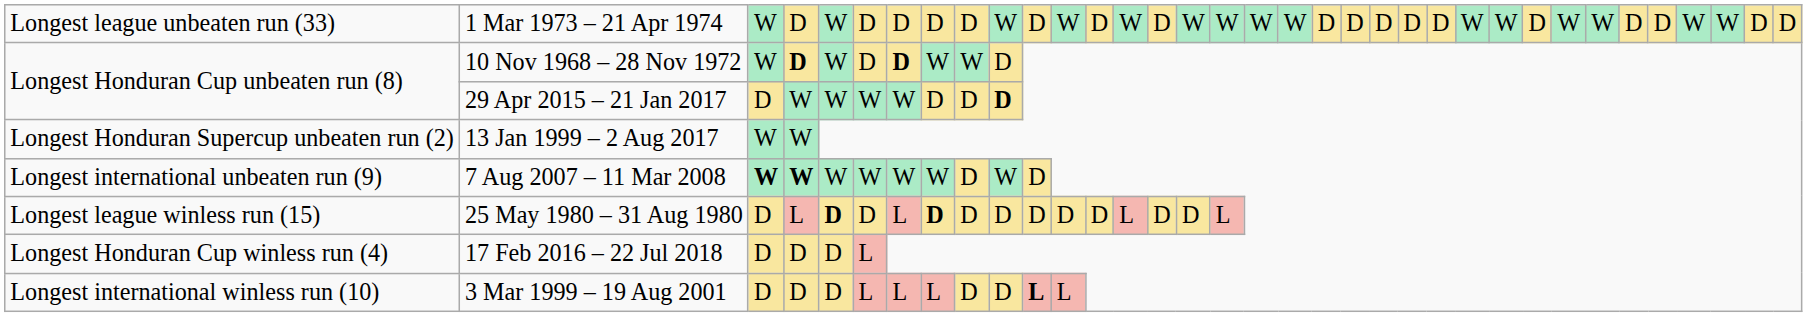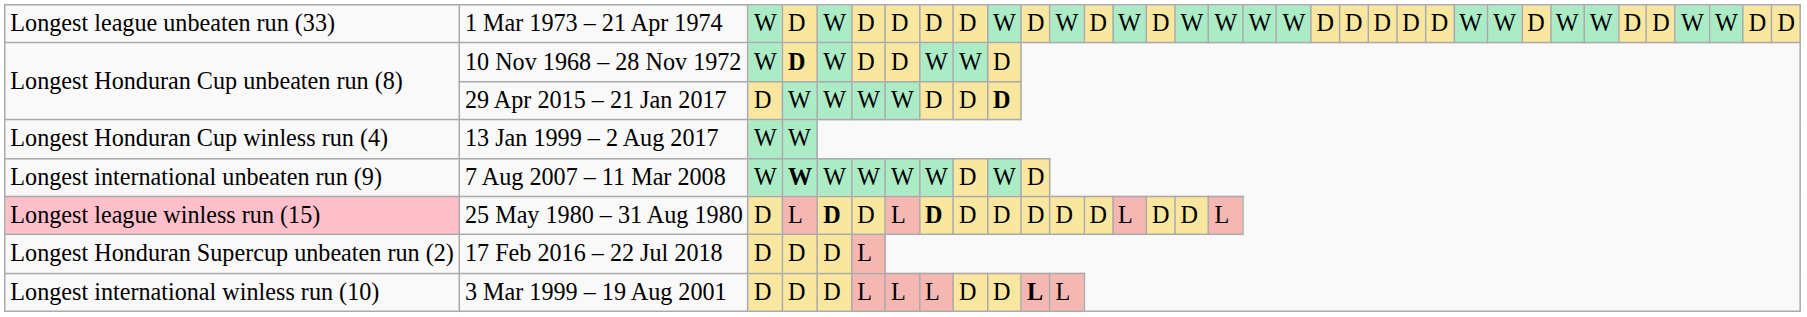(901, 61) bold -> (900, 61) normal
(232, 138) Longest Honduran Supercup unbeaten run (2) -> (199, 138) Longest Honduran Cup winless run (4)
(766, 176) bold -> (765, 176) normal
(165, 215) no background -> (165, 215) pink background
(199, 253) Longest Honduran Cup winless run (4) -> (232, 253) Longest Honduran Supercup unbeaten run (2)
